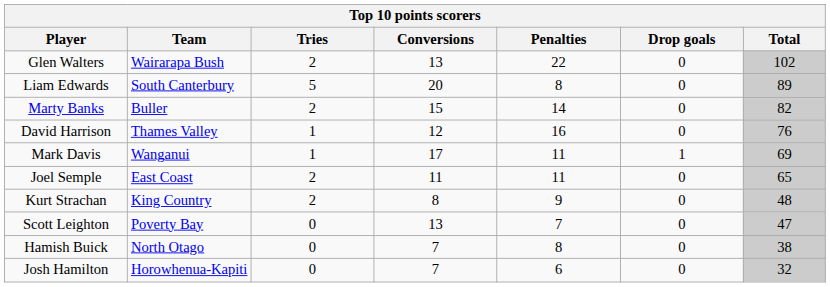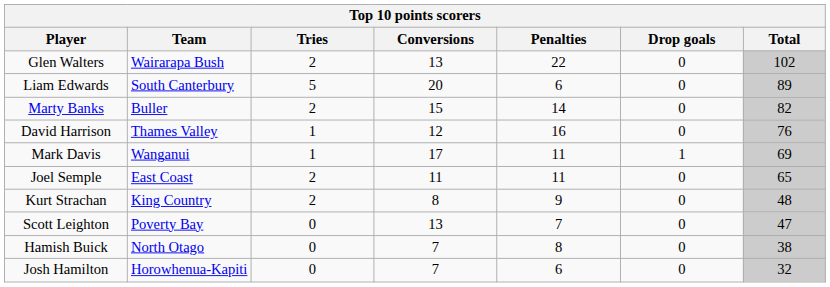(559, 85) 8 -> (559, 85) 6
